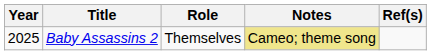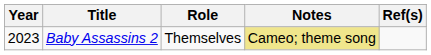(24, 38) 2025 -> (24, 38) 2023
